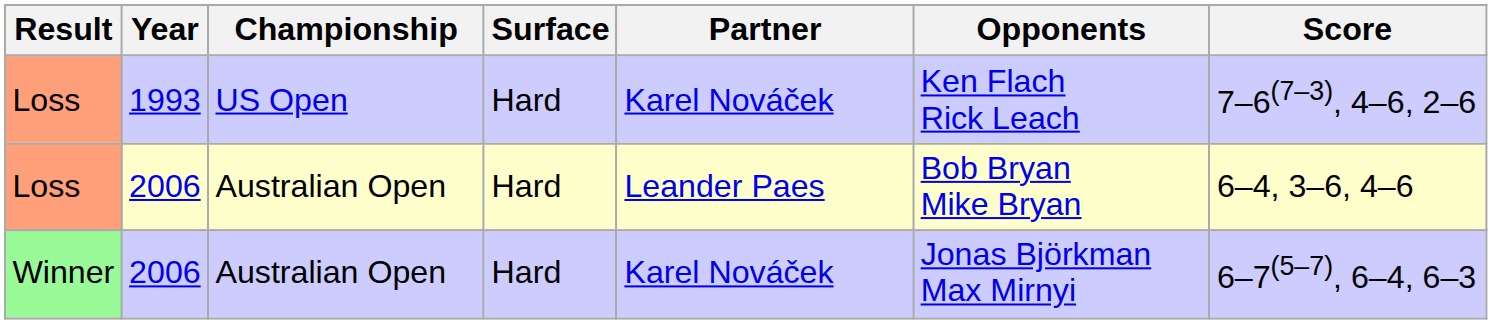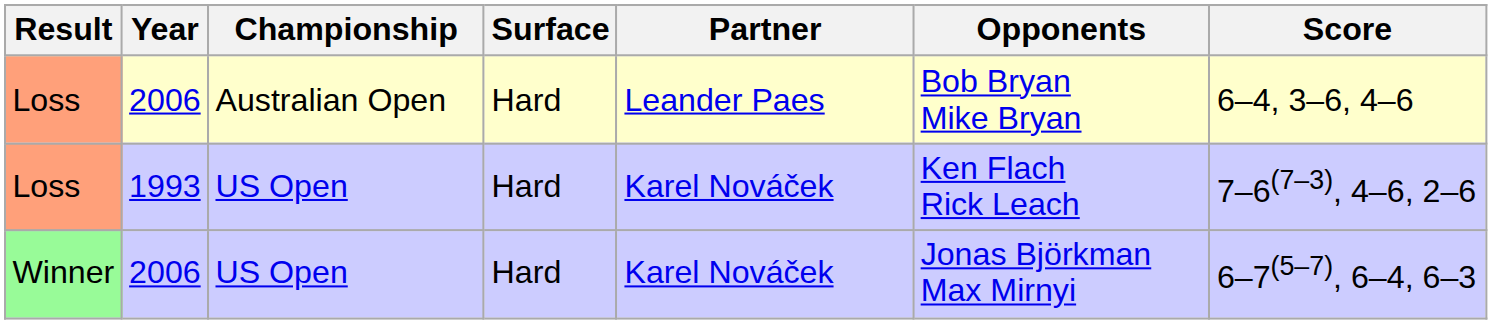rows swapped: (46, 99) <-> (46, 186)
(331, 273) Australian Open -> (282, 273) US Open
